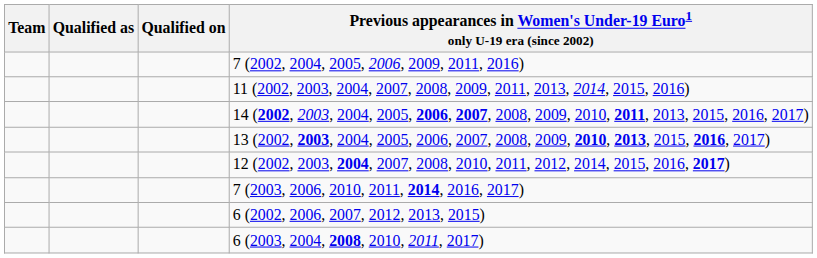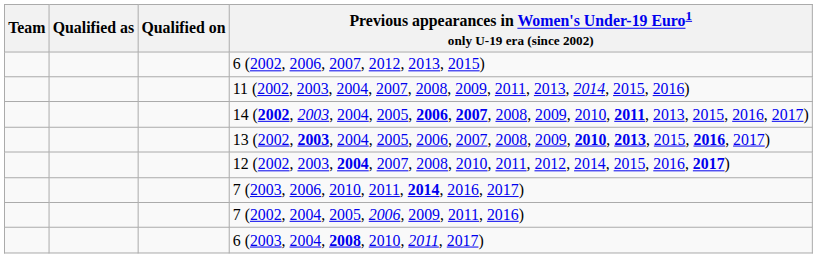rows swapped: (378, 64) <-> (359, 215)
